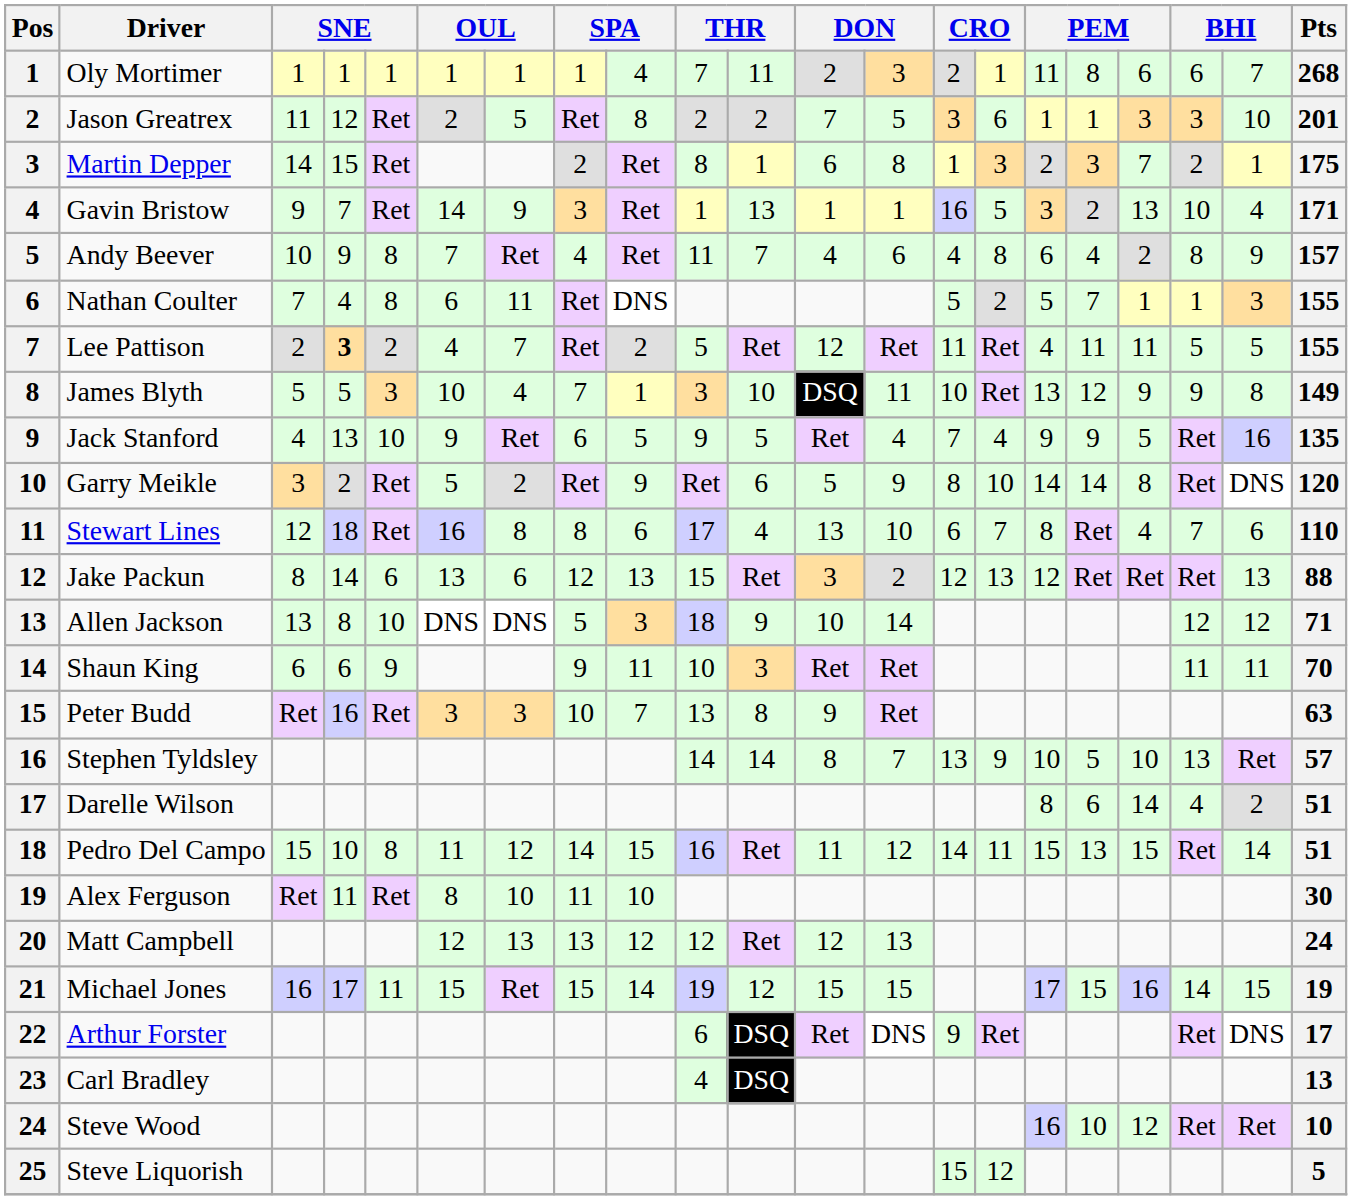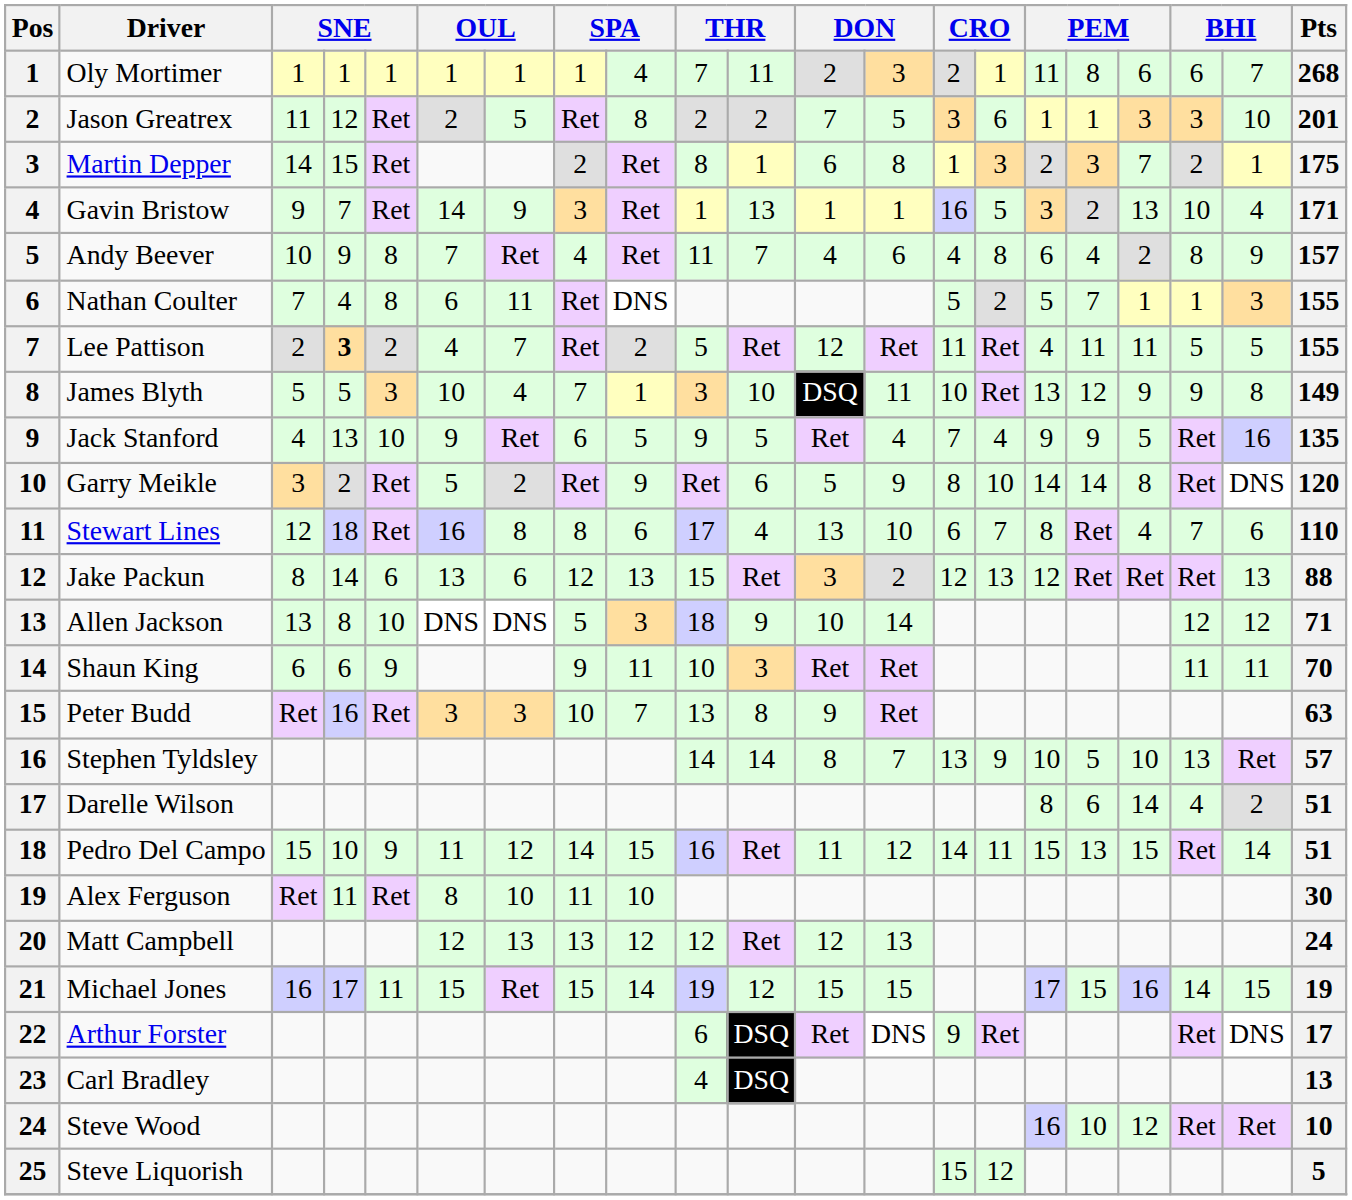(391, 851) 8 -> (391, 851) 9
